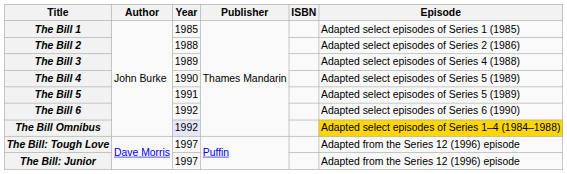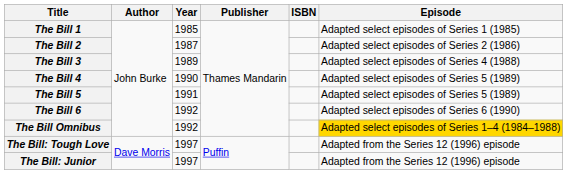(186, 45) 1988 -> (186, 45) 1987
(186, 128) lavender background -> (186, 128) no background
